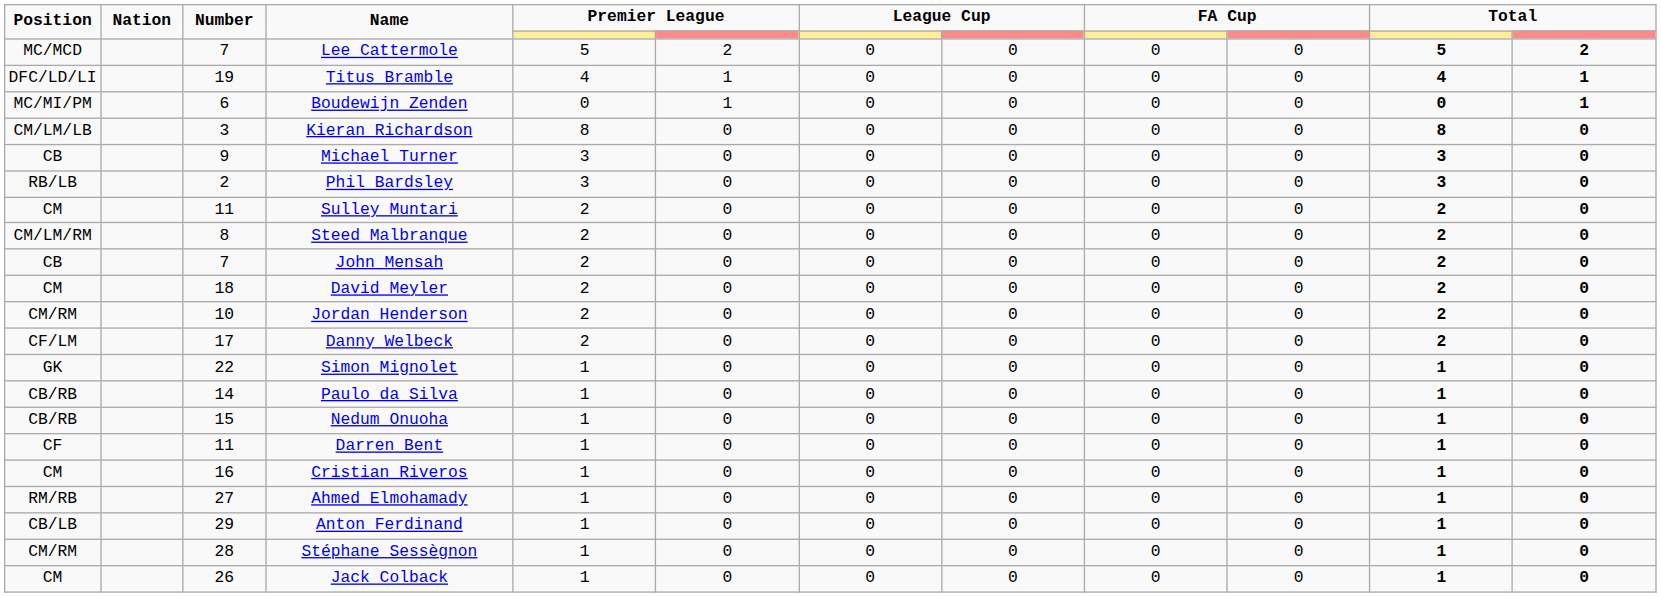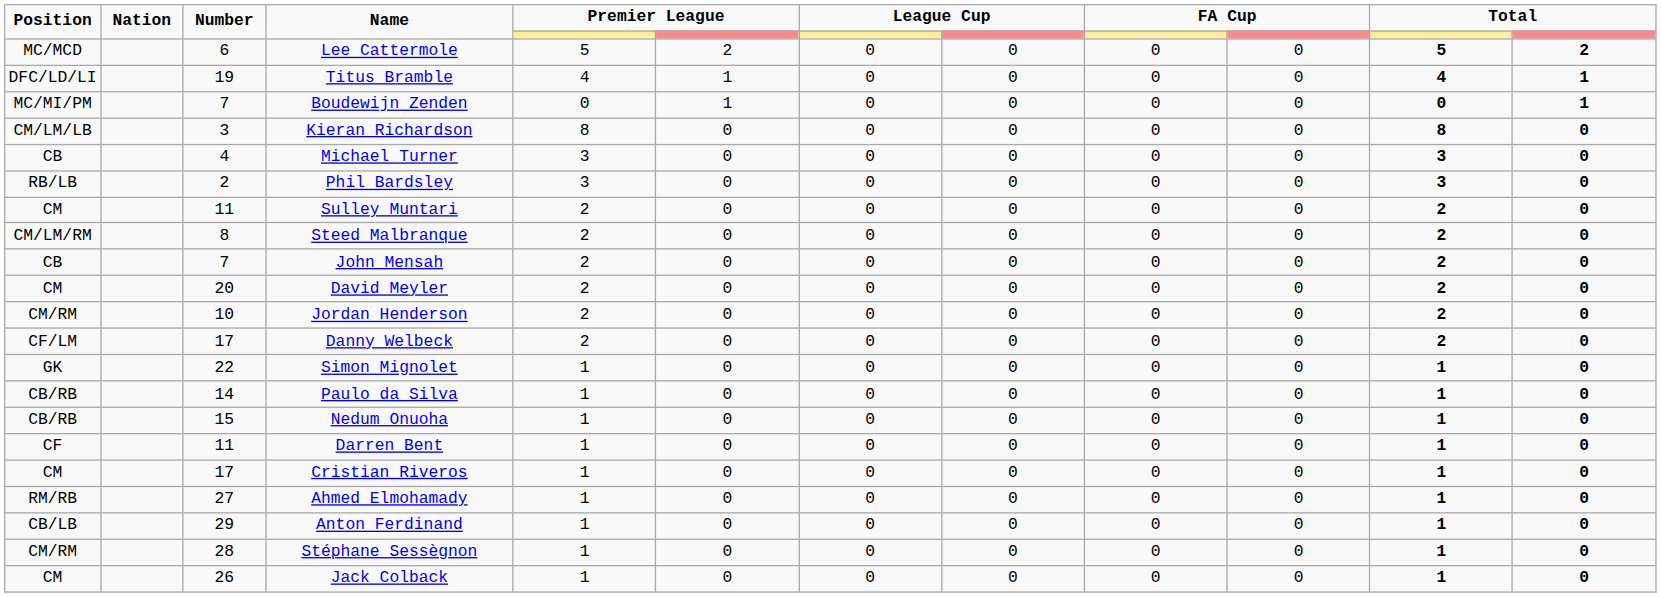(224, 52) 7 -> (224, 52) 6
(224, 105) 6 -> (224, 105) 7
(224, 158) 9 -> (224, 158) 4
(224, 289) 18 -> (224, 289) 20
(224, 473) 16 -> (224, 473) 17
